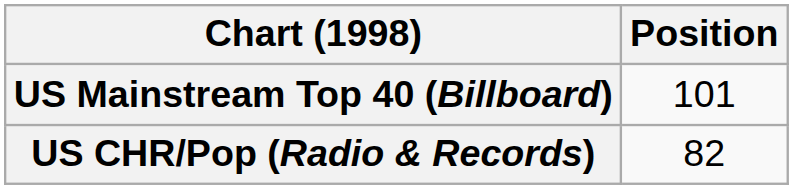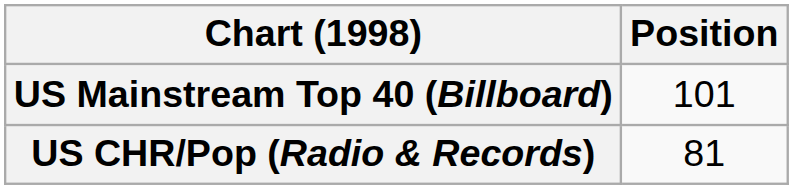(704, 153) 82 -> (704, 153) 81
